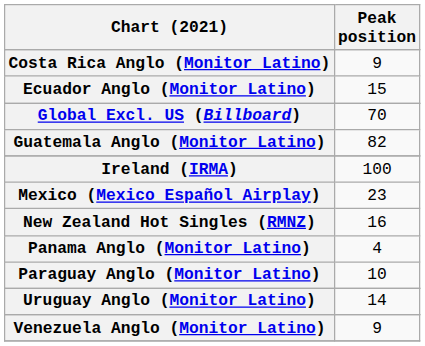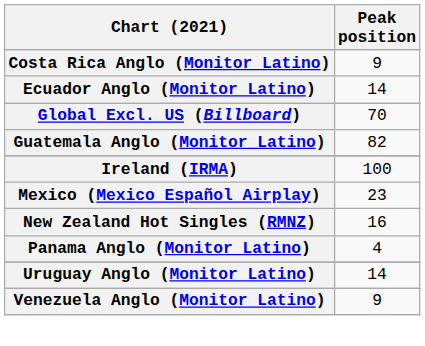(377, 90) 15 -> (377, 90) 14
- row: (169, 275)
